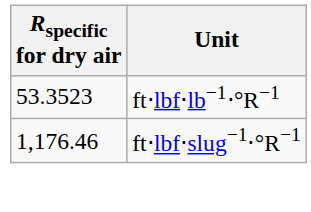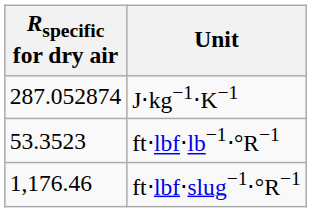+ row: (185, 96)
